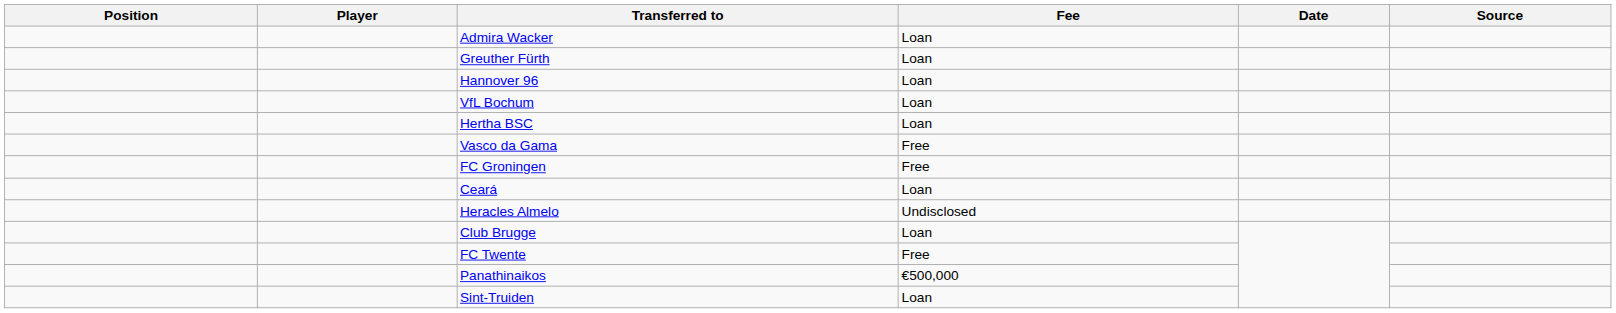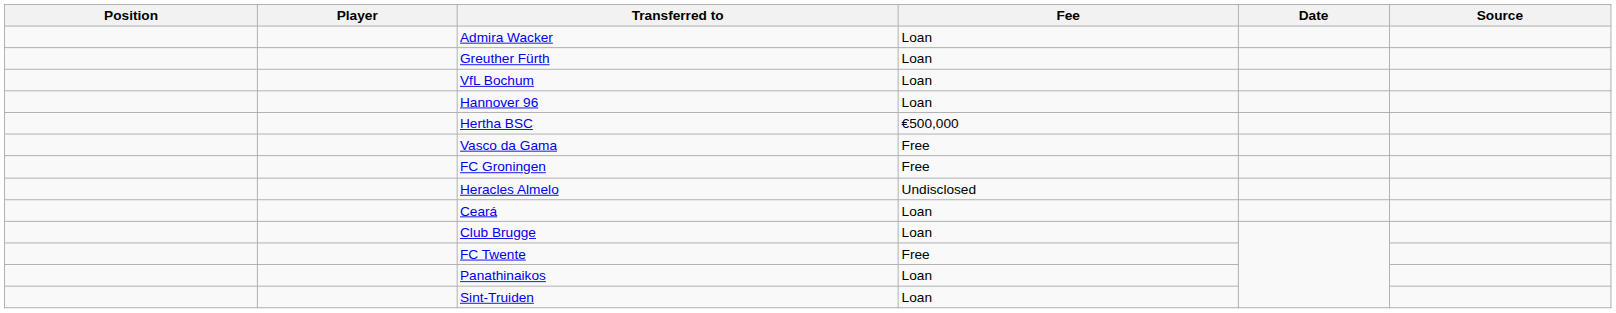rows swapped: (497, 102) <-> (499, 80)
(917, 124) Loan -> (930, 124) €500,000
rows swapped: (479, 189) <-> (509, 210)
(930, 275) €500,000 -> (917, 275) Loan
